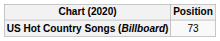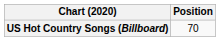(193, 28) 73 -> (193, 28) 70
